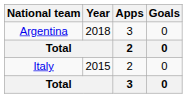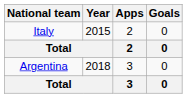rows swapped: (44, 66) <-> (44, 31)
